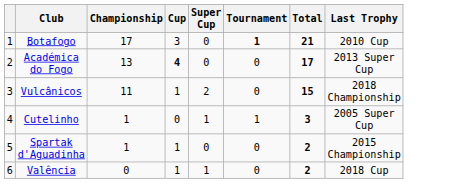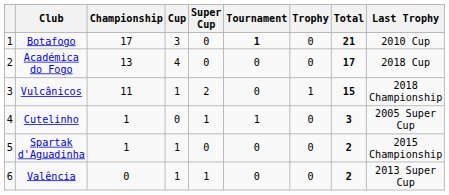+ column: (311, 19)
(177, 63) bold -> (177, 63) normal
(364, 63) 2013 Super Cup -> (406, 63) 2018 Cup
(364, 170) 2018 Cup -> (406, 176) 2013 Super Cup
